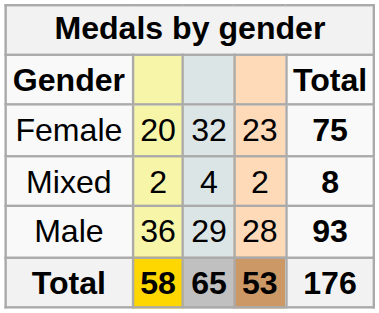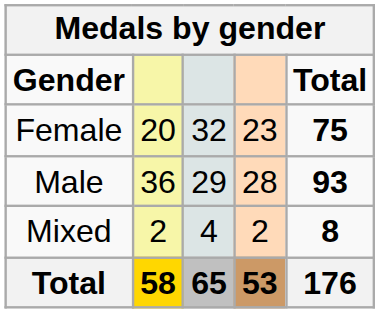rows swapped: (69, 232) <-> (69, 181)
